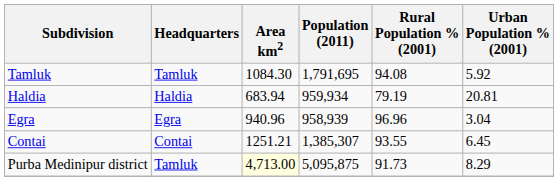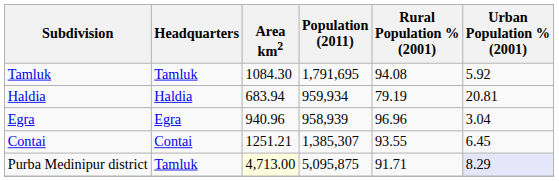(391, 164) 91.73 -> (391, 164) 91.71
(478, 164) no background -> (478, 164) lavender background
